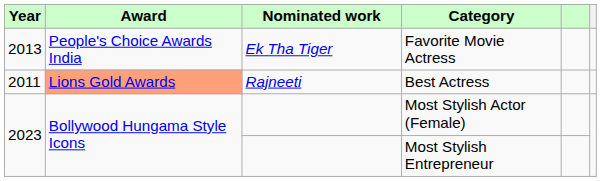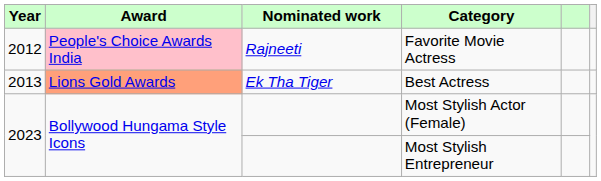(25, 49) 2013 -> (25, 49) 2012
(130, 49) no background -> (130, 49) pink background
(289, 49) Ek Tha Tiger -> (273, 49) Rajneeti
(24, 81) 2011 -> (25, 81) 2013
(273, 81) Rajneeti -> (289, 81) Ek Tha Tiger
